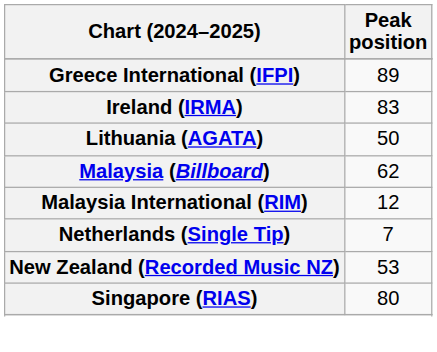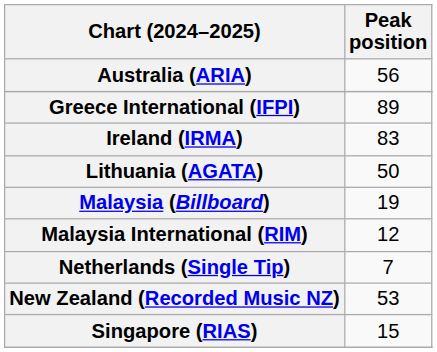+ row: (174, 75)
(388, 171) 62 -> (388, 203) 19
(388, 298) 80 -> (388, 330) 15
